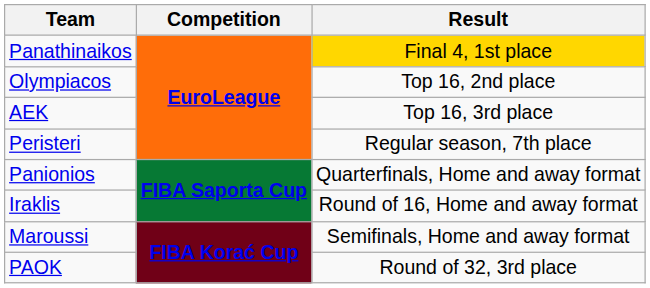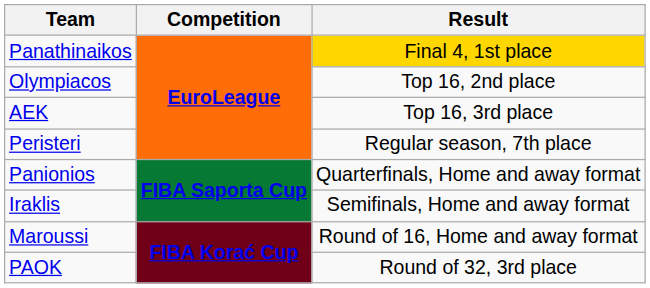(478, 205) Round of 16, Home and away format -> (478, 205) Semifinals, Home and away format
(478, 236) Semifinals, Home and away format -> (478, 236) Round of 16, Home and away format
